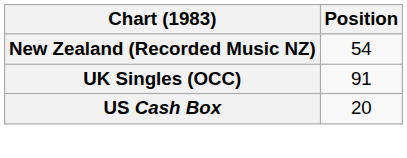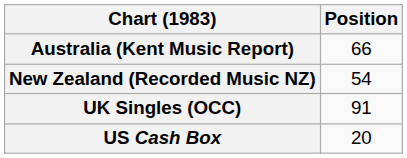+ row: (162, 49)
